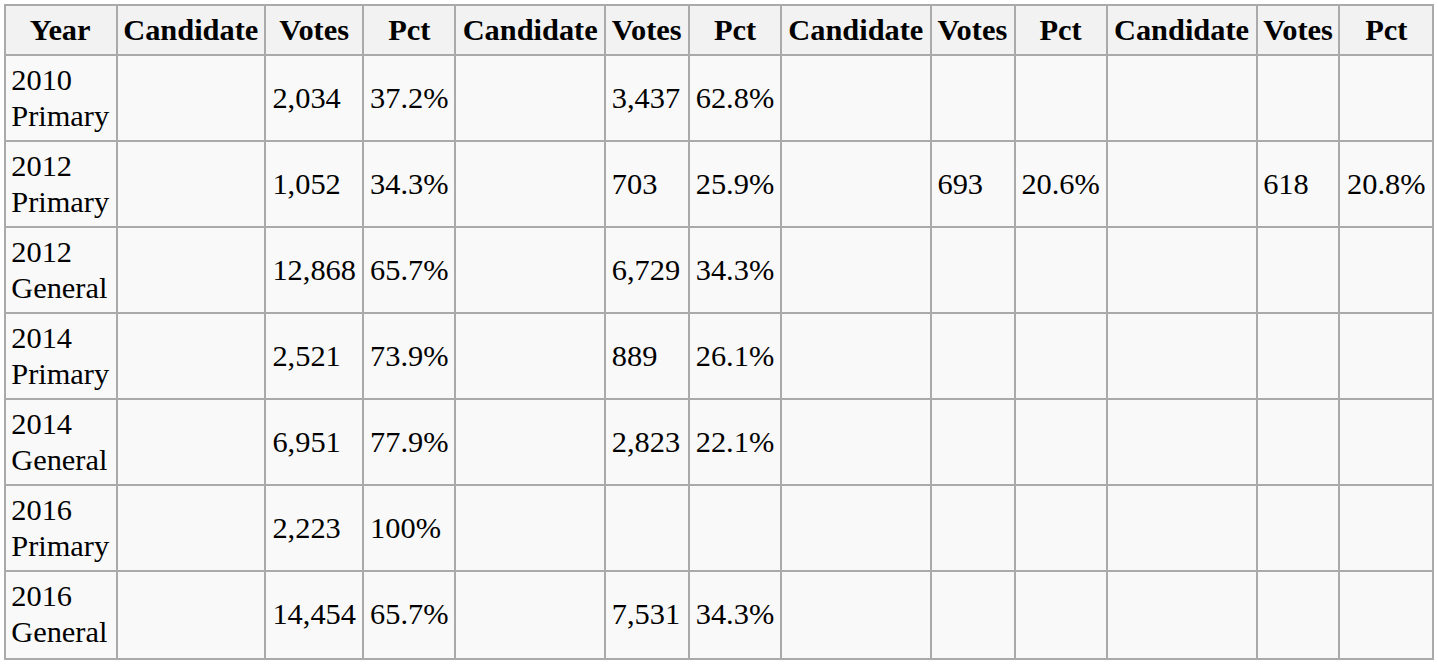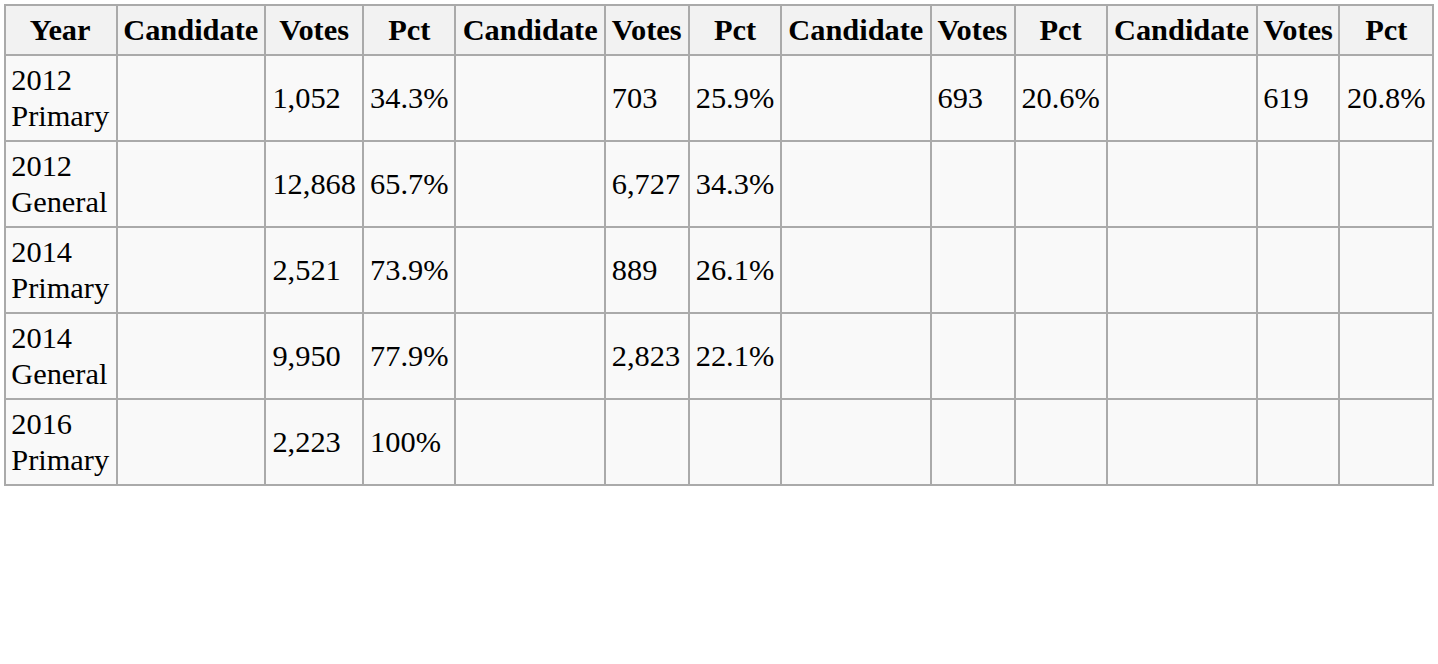- row: (60, 97)
(1286, 183) 618 -> (1286, 97) 619
(646, 269) 6,729 -> (646, 183) 6,727
(307, 442) 6,951 -> (307, 356) 9,950
- row: (59, 614)
